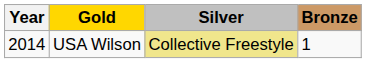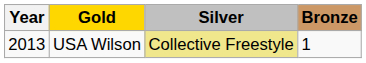(27, 44) 2014 -> (27, 44) 2013
